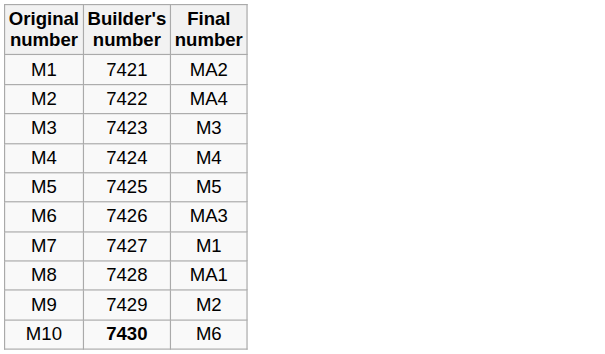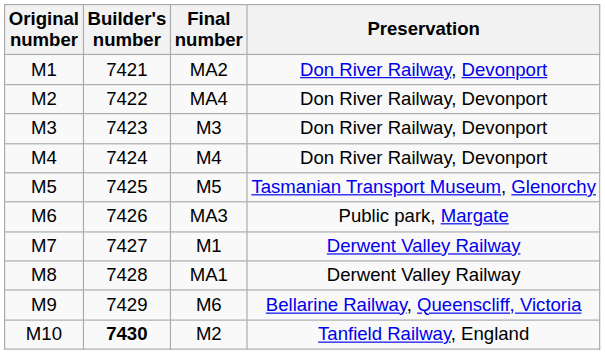+ column: (424, 29)
(209, 305) M2 -> (209, 305) M6
(209, 334) M6 -> (209, 334) M2
